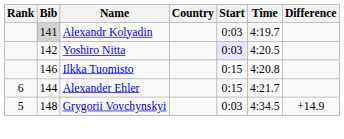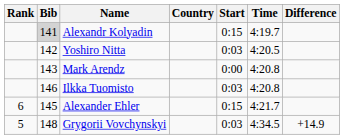(232, 32) 0:03 -> (232, 32) 0:15
(232, 50) lavender background -> (232, 50) no background
+ row: (94, 69)
(232, 69) 0:15 -> (232, 87) 0:03
(48, 87) 144 -> (48, 106) 145
